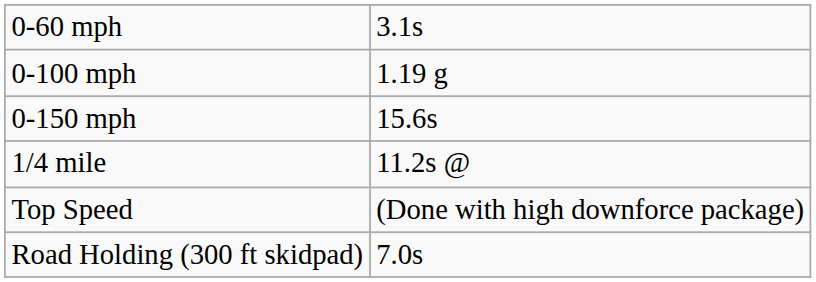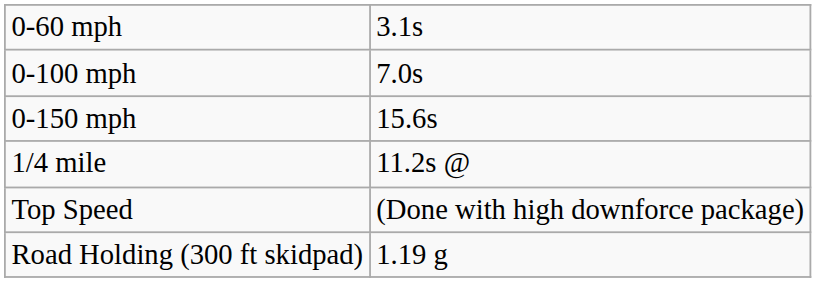(412, 72) 1.19 g -> (400, 72) 7.0s
(400, 254) 7.0s -> (412, 254) 1.19 g
